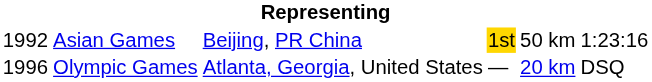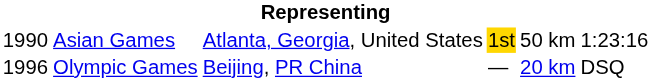(25, 40) 1992 -> (25, 40) 1990
(282, 40) Beijing, PR China -> (343, 40) Atlanta, Georgia, United States
(343, 67) Atlanta, Georgia, United States -> (282, 67) Beijing, PR China
